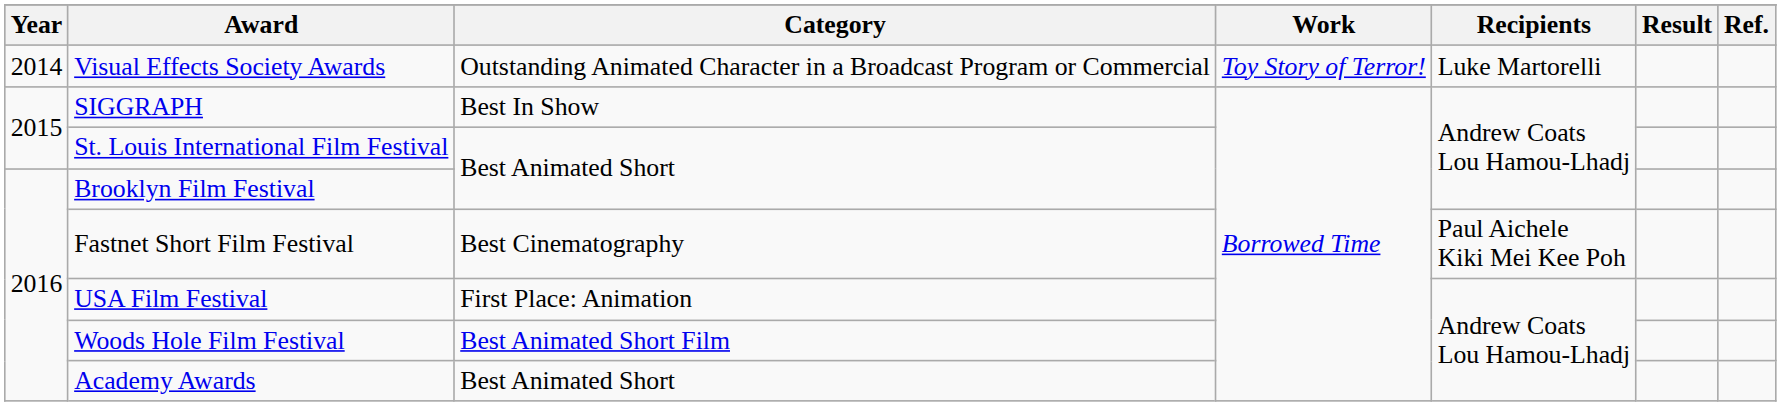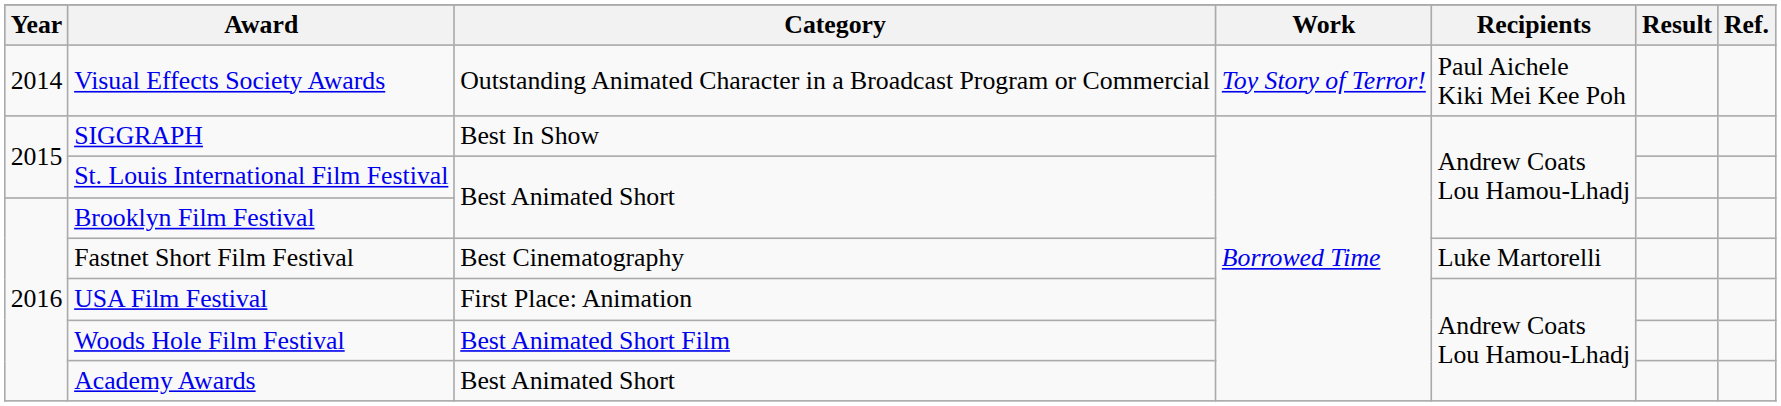(1520, 65) Luke Martorelli -> (1532, 80) Paul Aichele Kiki Mei Kee Poh
(1532, 243) Paul Aichele Kiki Mei Kee Poh -> (1520, 258) Luke Martorelli
